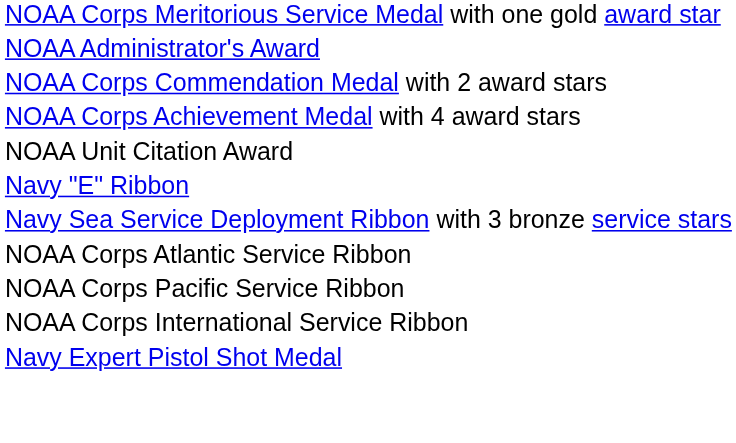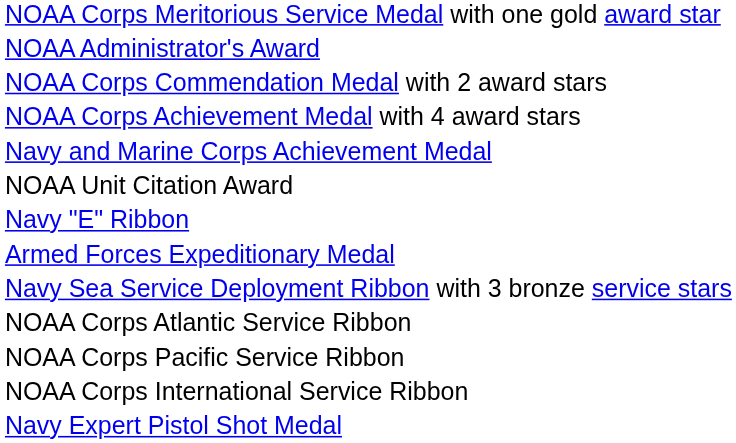+ row: (248, 151)
+ row: (200, 254)
